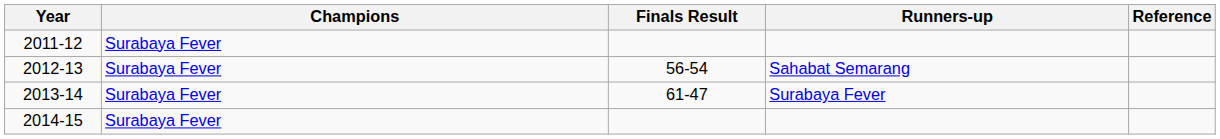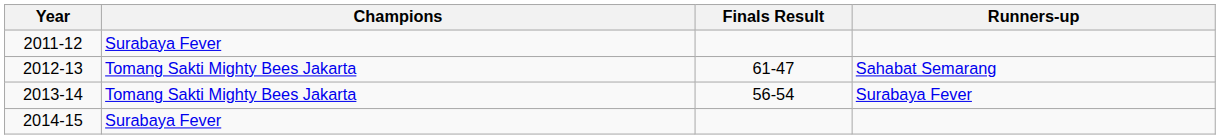- column: (1172, 17)
(163, 69) Surabaya Fever -> (231, 69) Tomang Sakti Mighty Bees Jakarta
(687, 69) 56-54 -> (773, 69) 61-47
(163, 95) Surabaya Fever -> (231, 95) Tomang Sakti Mighty Bees Jakarta
(687, 95) 61-47 -> (773, 95) 56-54
